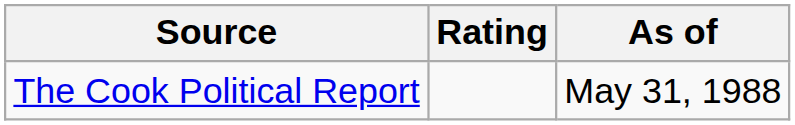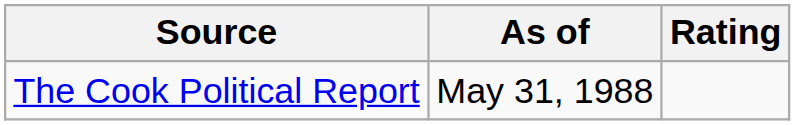columns swapped: (492, 32) <-> (673, 32)
